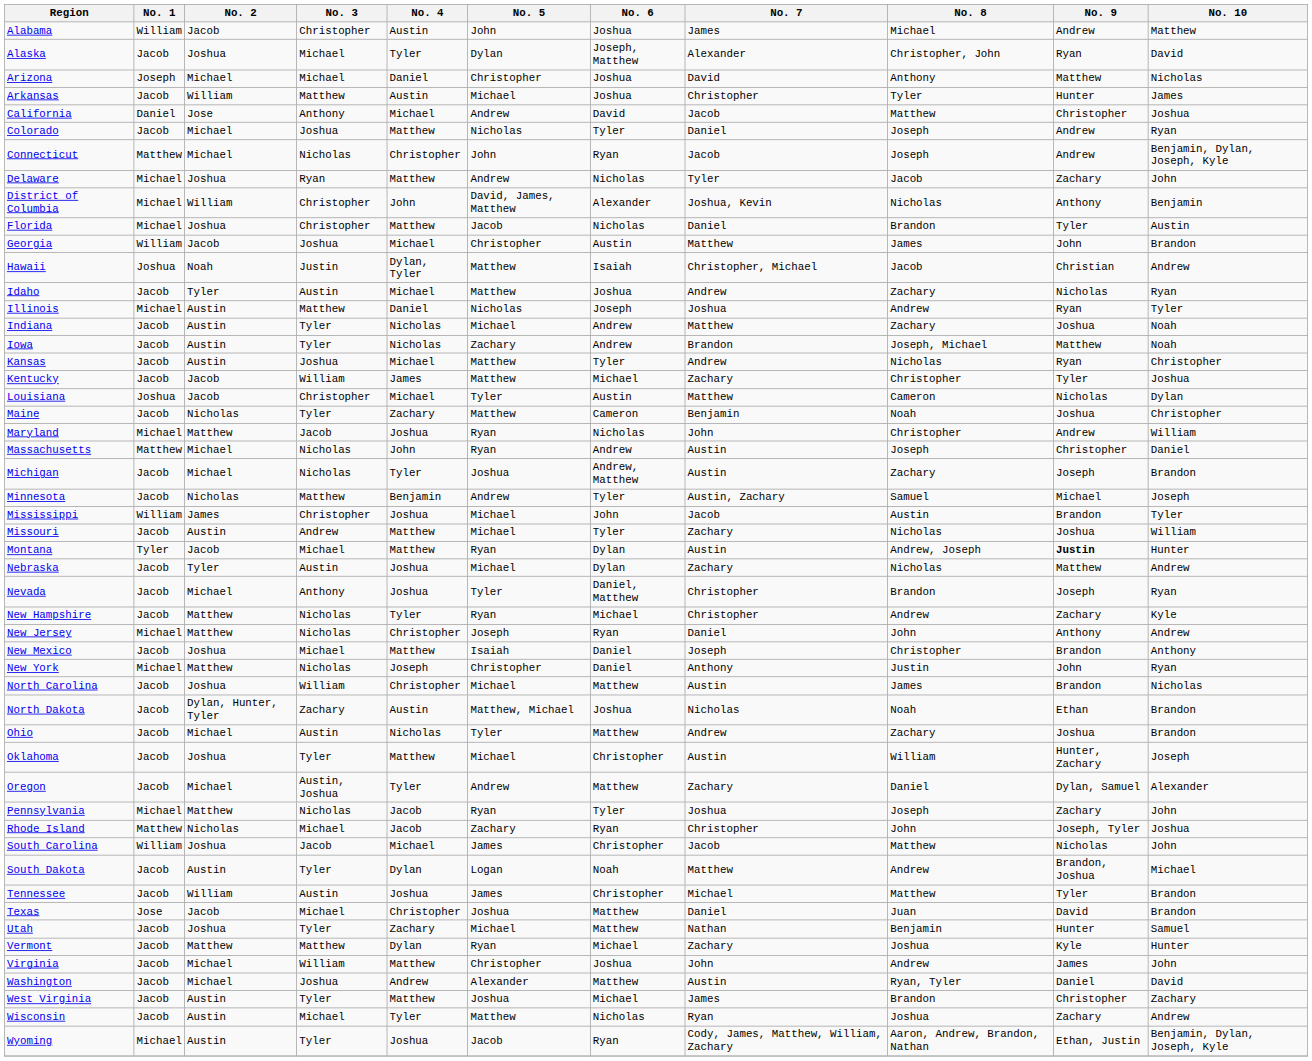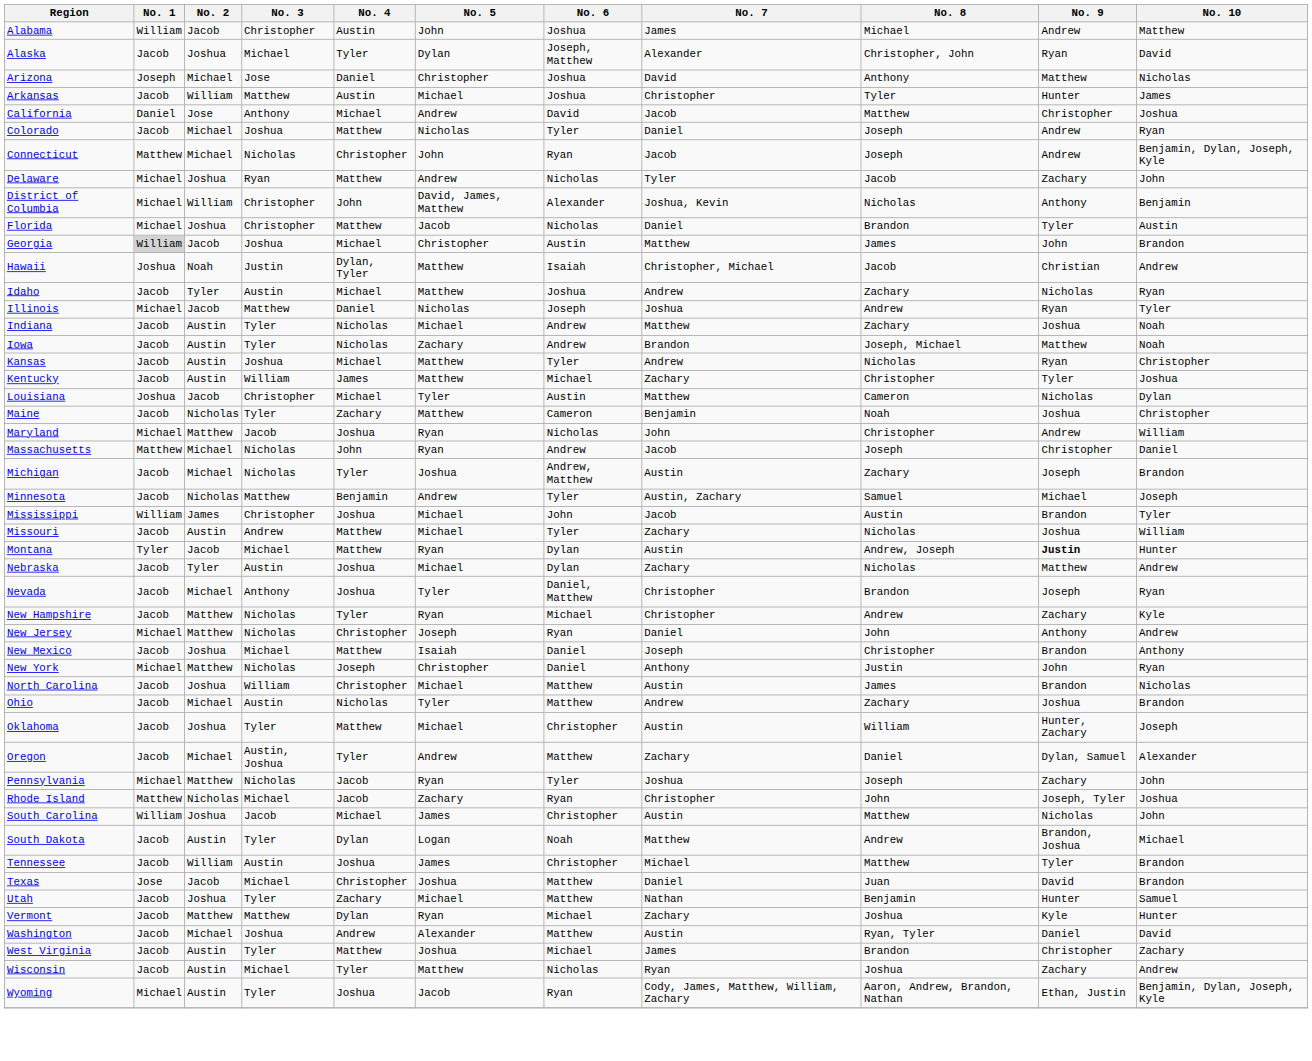(322, 78) Michael -> (257, 78) Jose
(159, 244) no background -> (159, 244) lightgrey background
(207, 309) Austin -> (203, 309) Jacob
(203, 380) Jacob -> (207, 380) Austin
(707, 450) Austin -> (660, 450) Jacob
- row: (46, 710)
(704, 846) Jacob -> (664, 816) Austin
- row: (33, 964)
